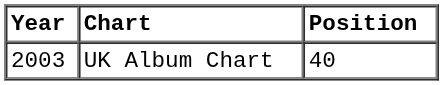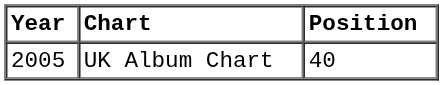(38, 61) 2003 -> (38, 61) 2005
